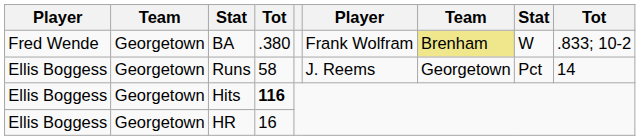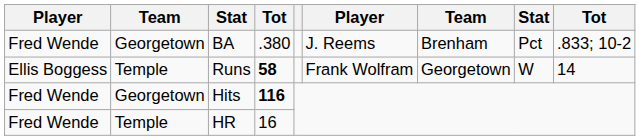(359, 43) Frank Wolfram -> (340, 43) J. Reems
(454, 43) khaki background -> (454, 43) no background
(526, 43) W -> (530, 43) Pct
(160, 69) Georgetown -> (141, 69) Temple
(267, 69) normal -> (267, 69) bold
(340, 69) J. Reems -> (359, 69) Frank Wolfram
(530, 69) Pct -> (526, 69) W
(58, 95) Ellis Boggess -> (54, 95) Fred Wende
(58, 122) Ellis Boggess -> (54, 122) Fred Wende
(160, 122) Georgetown -> (141, 122) Temple
